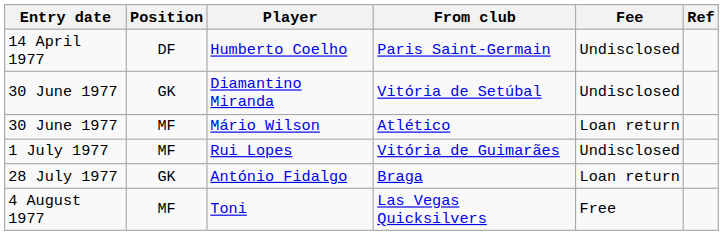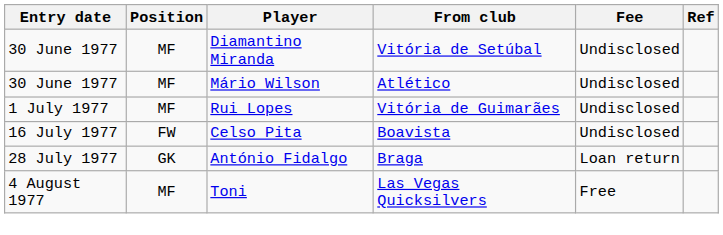- row: (279, 51)
(167, 93) GK -> (167, 51) MF
(630, 126) Loan return -> (630, 84) Undisclosed
+ row: (256, 134)
